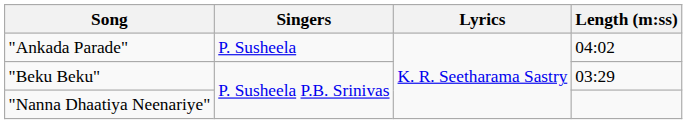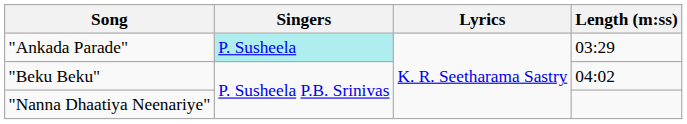(257, 47) no background -> (257, 47) paleturquoise background
(595, 47) 04:02 -> (595, 47) 03:29
(595, 76) 03:29 -> (595, 76) 04:02
